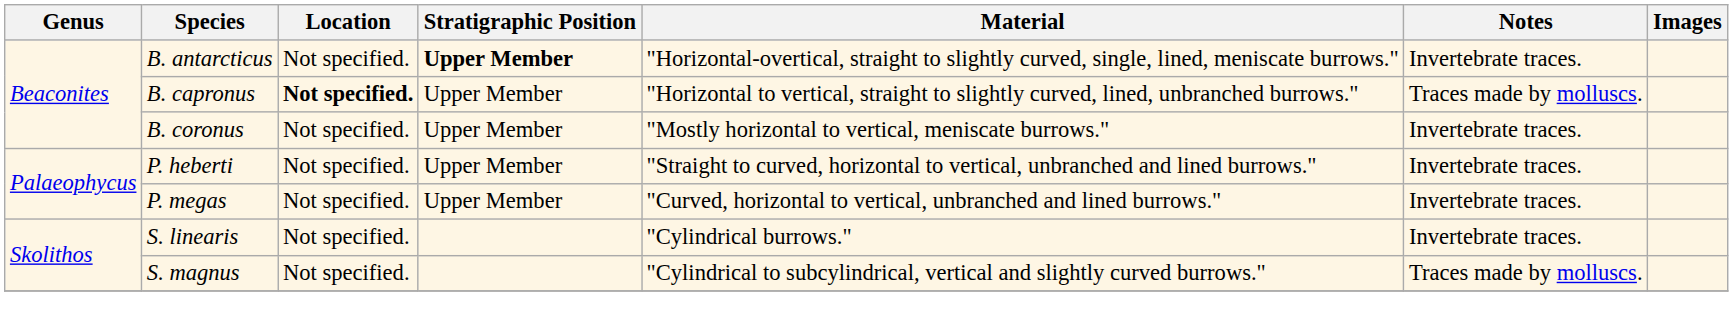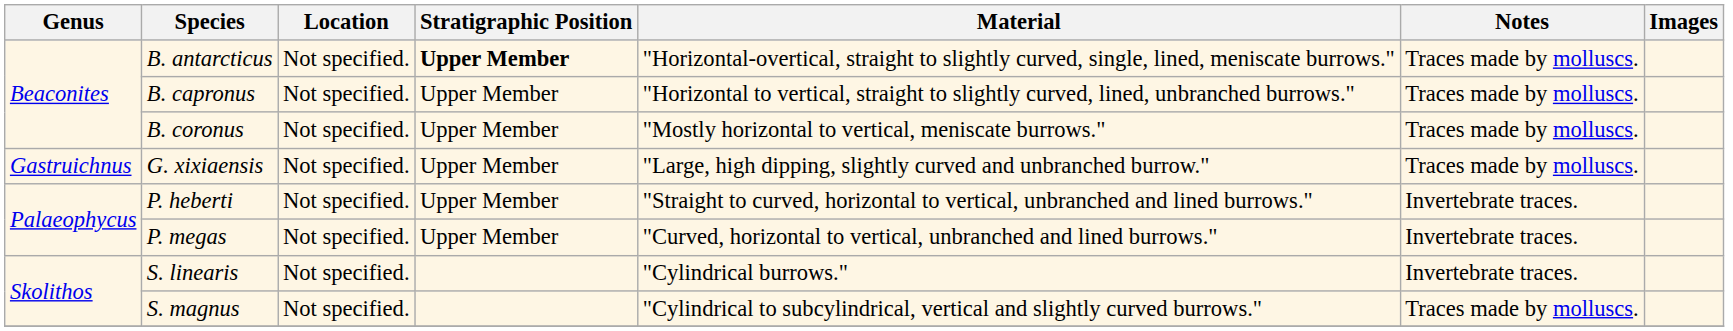(1495, 58) Invertebrate traces. -> (1522, 58) Traces made by molluscs.
(348, 93) bold -> (346, 93) normal
(1495, 129) Invertebrate traces. -> (1522, 129) Traces made by molluscs.
+ row: (205, 165)
